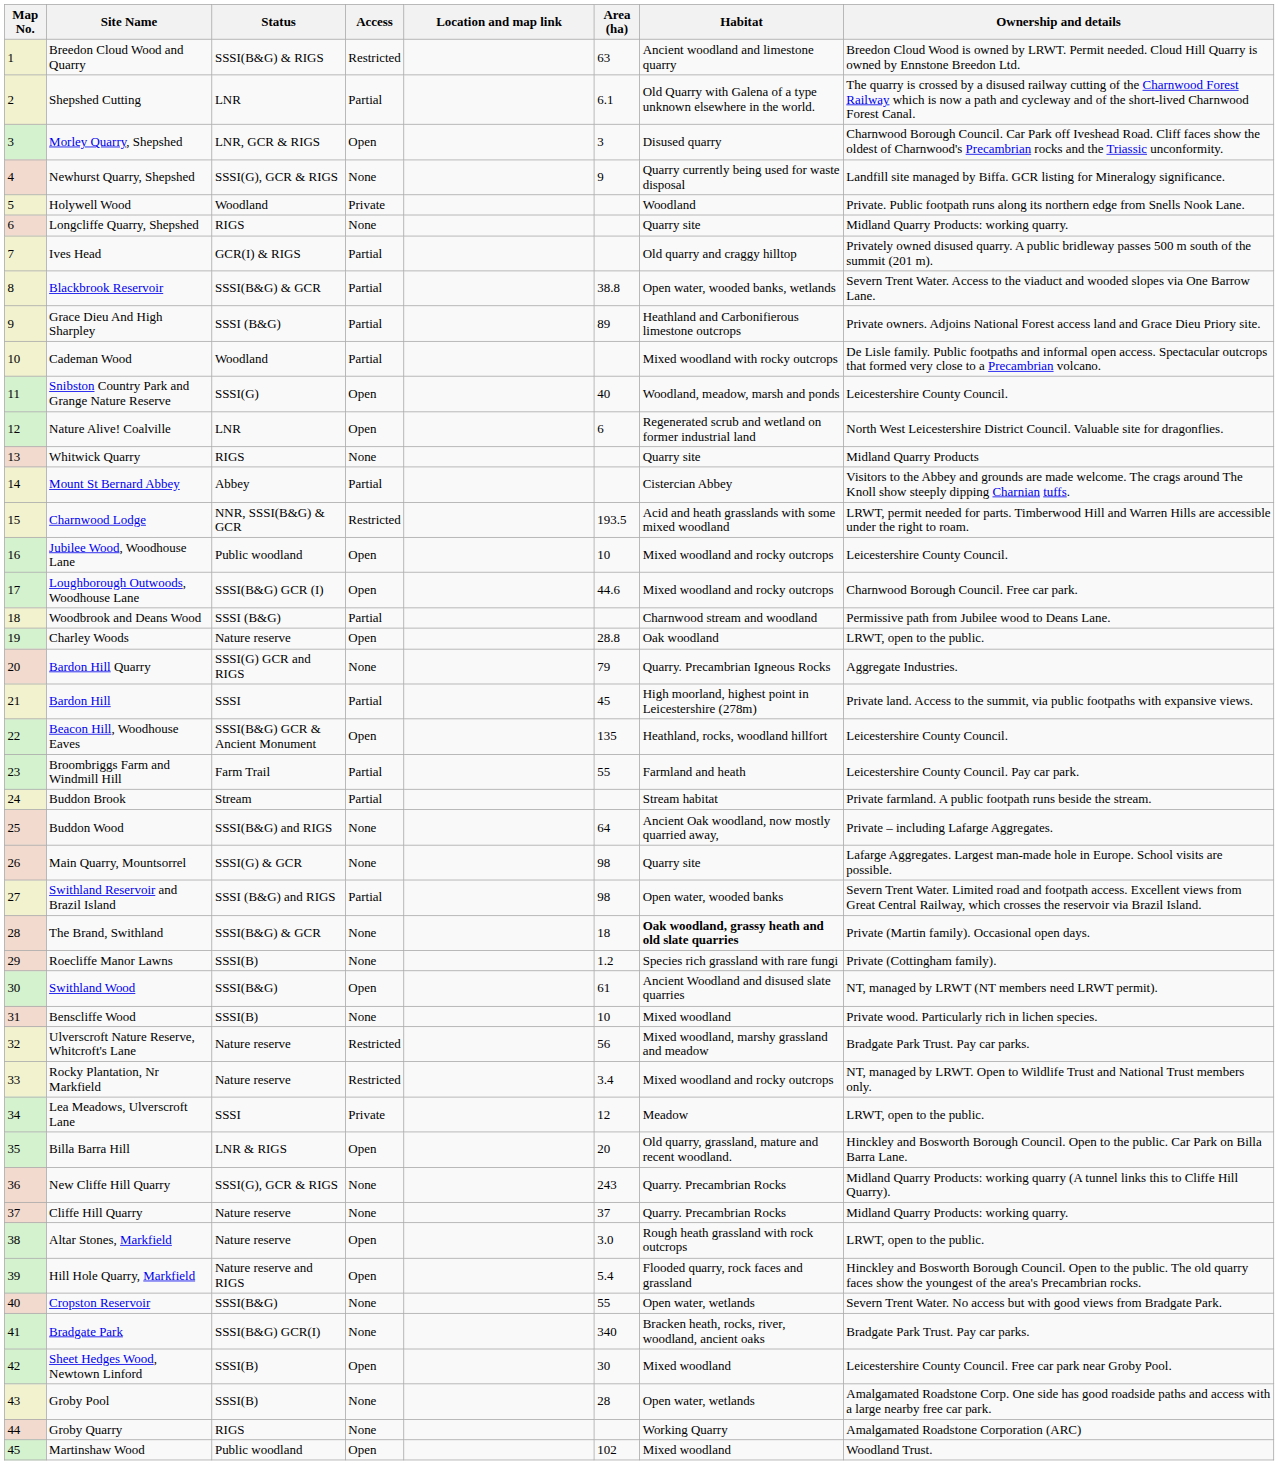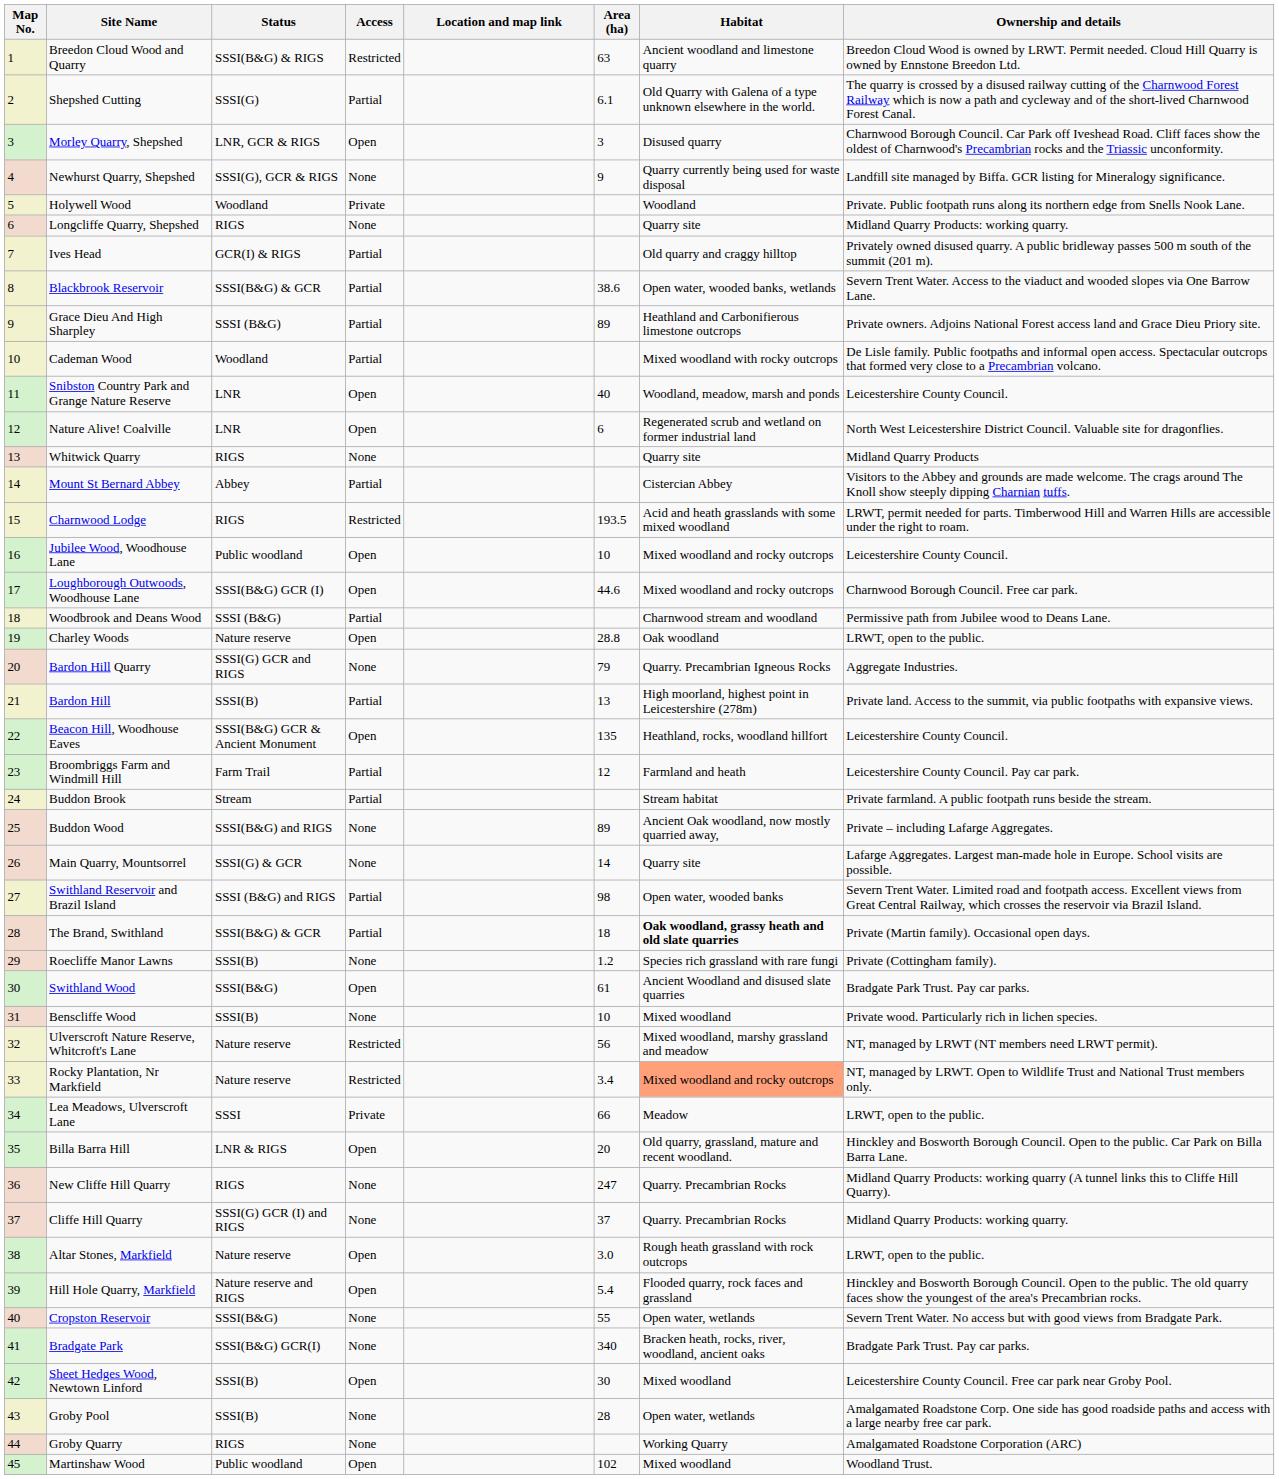(228, 99) LNR -> (237, 99) SSSI(G)
(609, 288) 38.8 -> (609, 288) 38.6
(237, 393) SSSI(G) -> (228, 393) LNR
(270, 519) NNR, SSSI(B&G) & GCR -> (230, 519) RIGS
(228, 701) SSSI -> (237, 701) SSSI(B)
(604, 701) 45 -> (604, 701) 13
(604, 771) 55 -> (604, 771) 12
(604, 827) 64 -> (604, 827) 89
(604, 862) 98 -> (604, 862) 14
(362, 932) None -> (365, 932) Partial
(1002, 988) NT, managed by LRWT (NT members need LRWT permit). -> (938, 988) Bradgate Park Trust. Pay car parks.
(938, 1044) Bradgate Park Trust. Pay car parks. -> (1002, 1044) NT, managed by LRWT (NT members need LRWT permit).
(738, 1079) no background -> (738, 1079) lightsalmon background
(604, 1114) 12 -> (604, 1114) 66
(277, 1184) SSSI(G), GCR & RIGS -> (230, 1184) RIGS
(607, 1184) 243 -> (607, 1184) 247
(253, 1212) Nature reserve -> (271, 1219) SSSI(G) GCR (I) and RIGS
